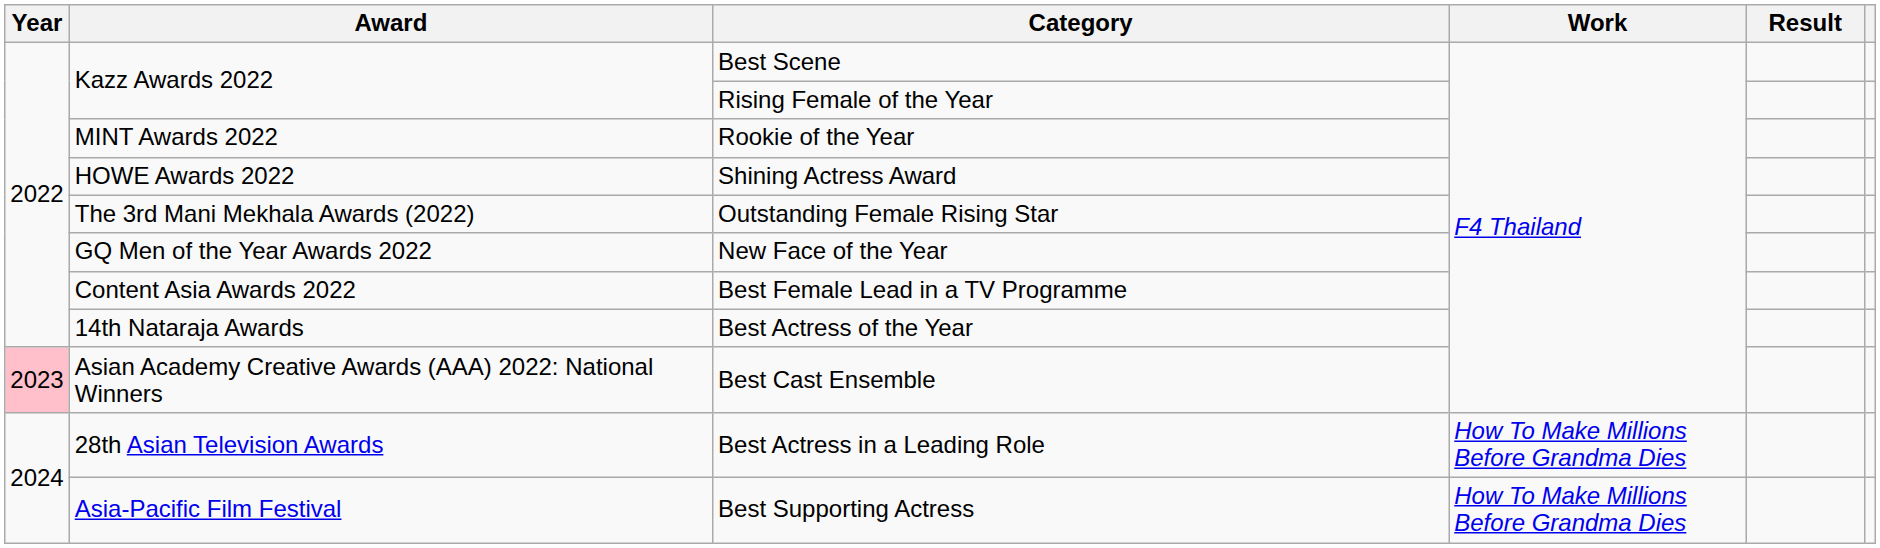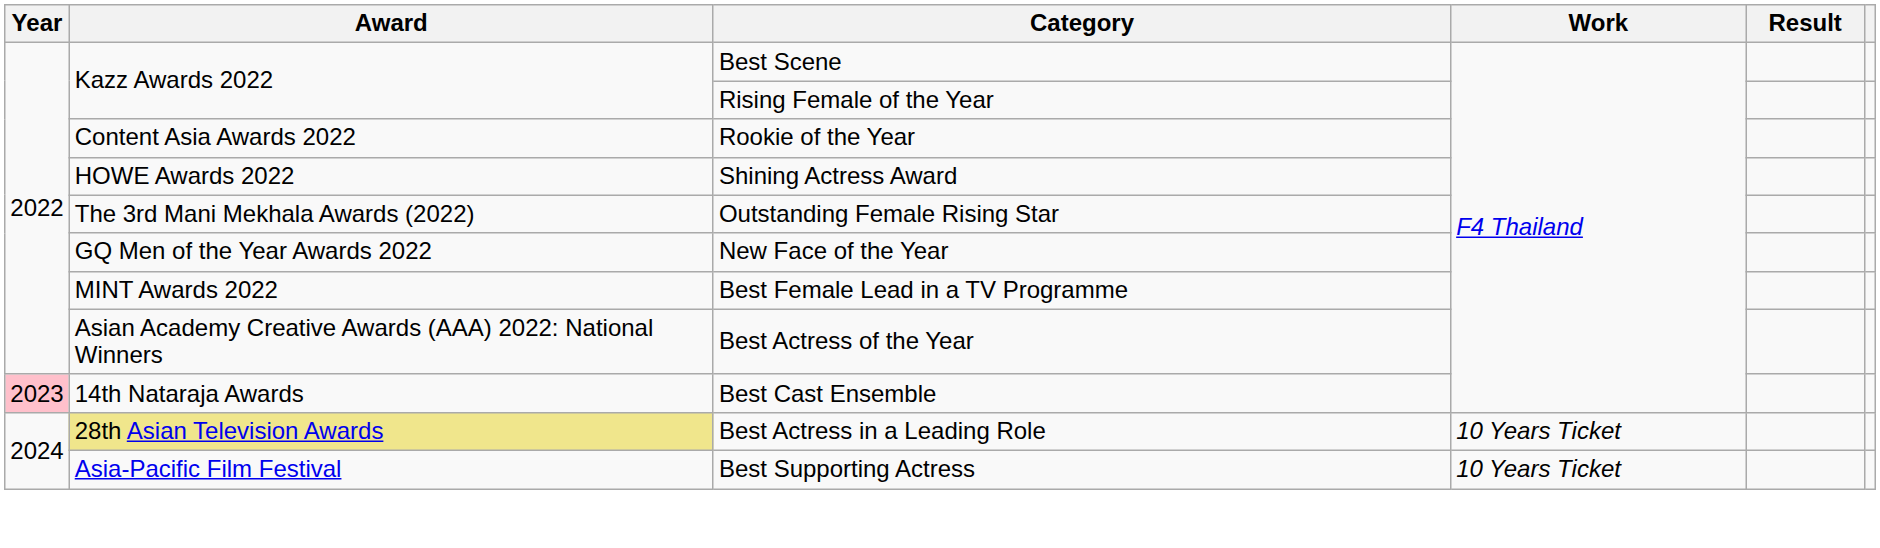(176, 137) MINT Awards 2022 -> (215, 137) Content Asia Awards 2022
(215, 289) Content Asia Awards 2022 -> (176, 289) MINT Awards 2022
(189, 328) 14th Nataraja Awards -> (364, 341) Asian Academy Creative Awards (AAA) 2022: National Winners
(364, 379) Asian Academy Creative Awards (AAA) 2022: National Winners -> (189, 393) 14th Nataraja Awards
(229, 444) no background -> (229, 431) khaki background
(1571, 444) How To Make Millions Before Grandma Dies -> (1539, 431) 10 Years Ticket
(1571, 509) How To Make Millions Before Grandma Dies -> (1539, 469) 10 Years Ticket
